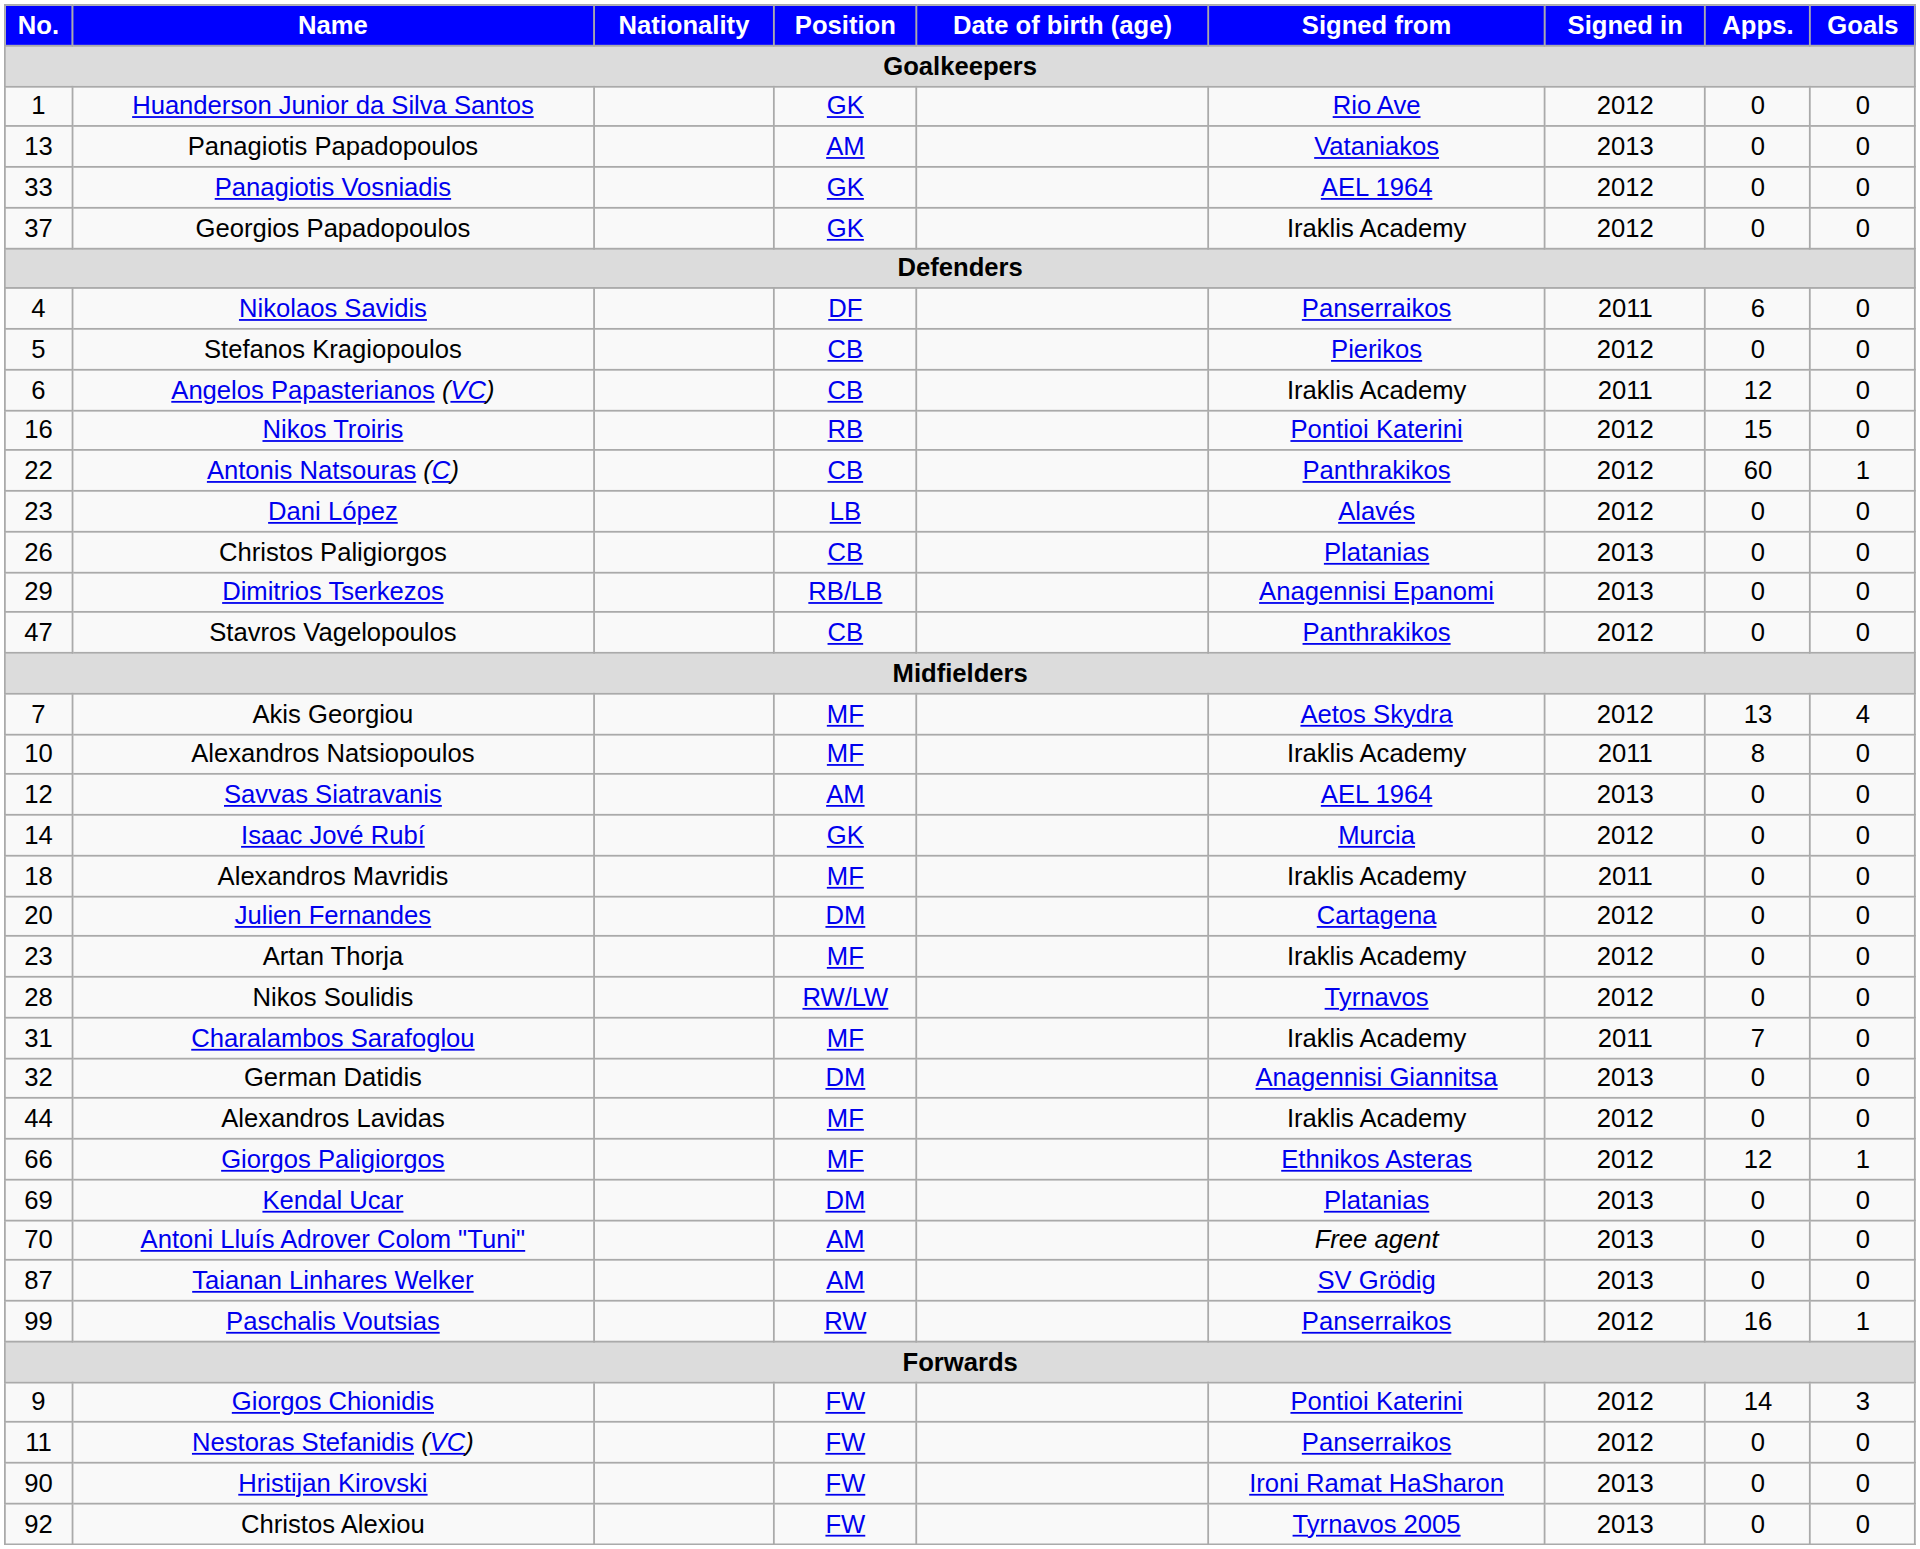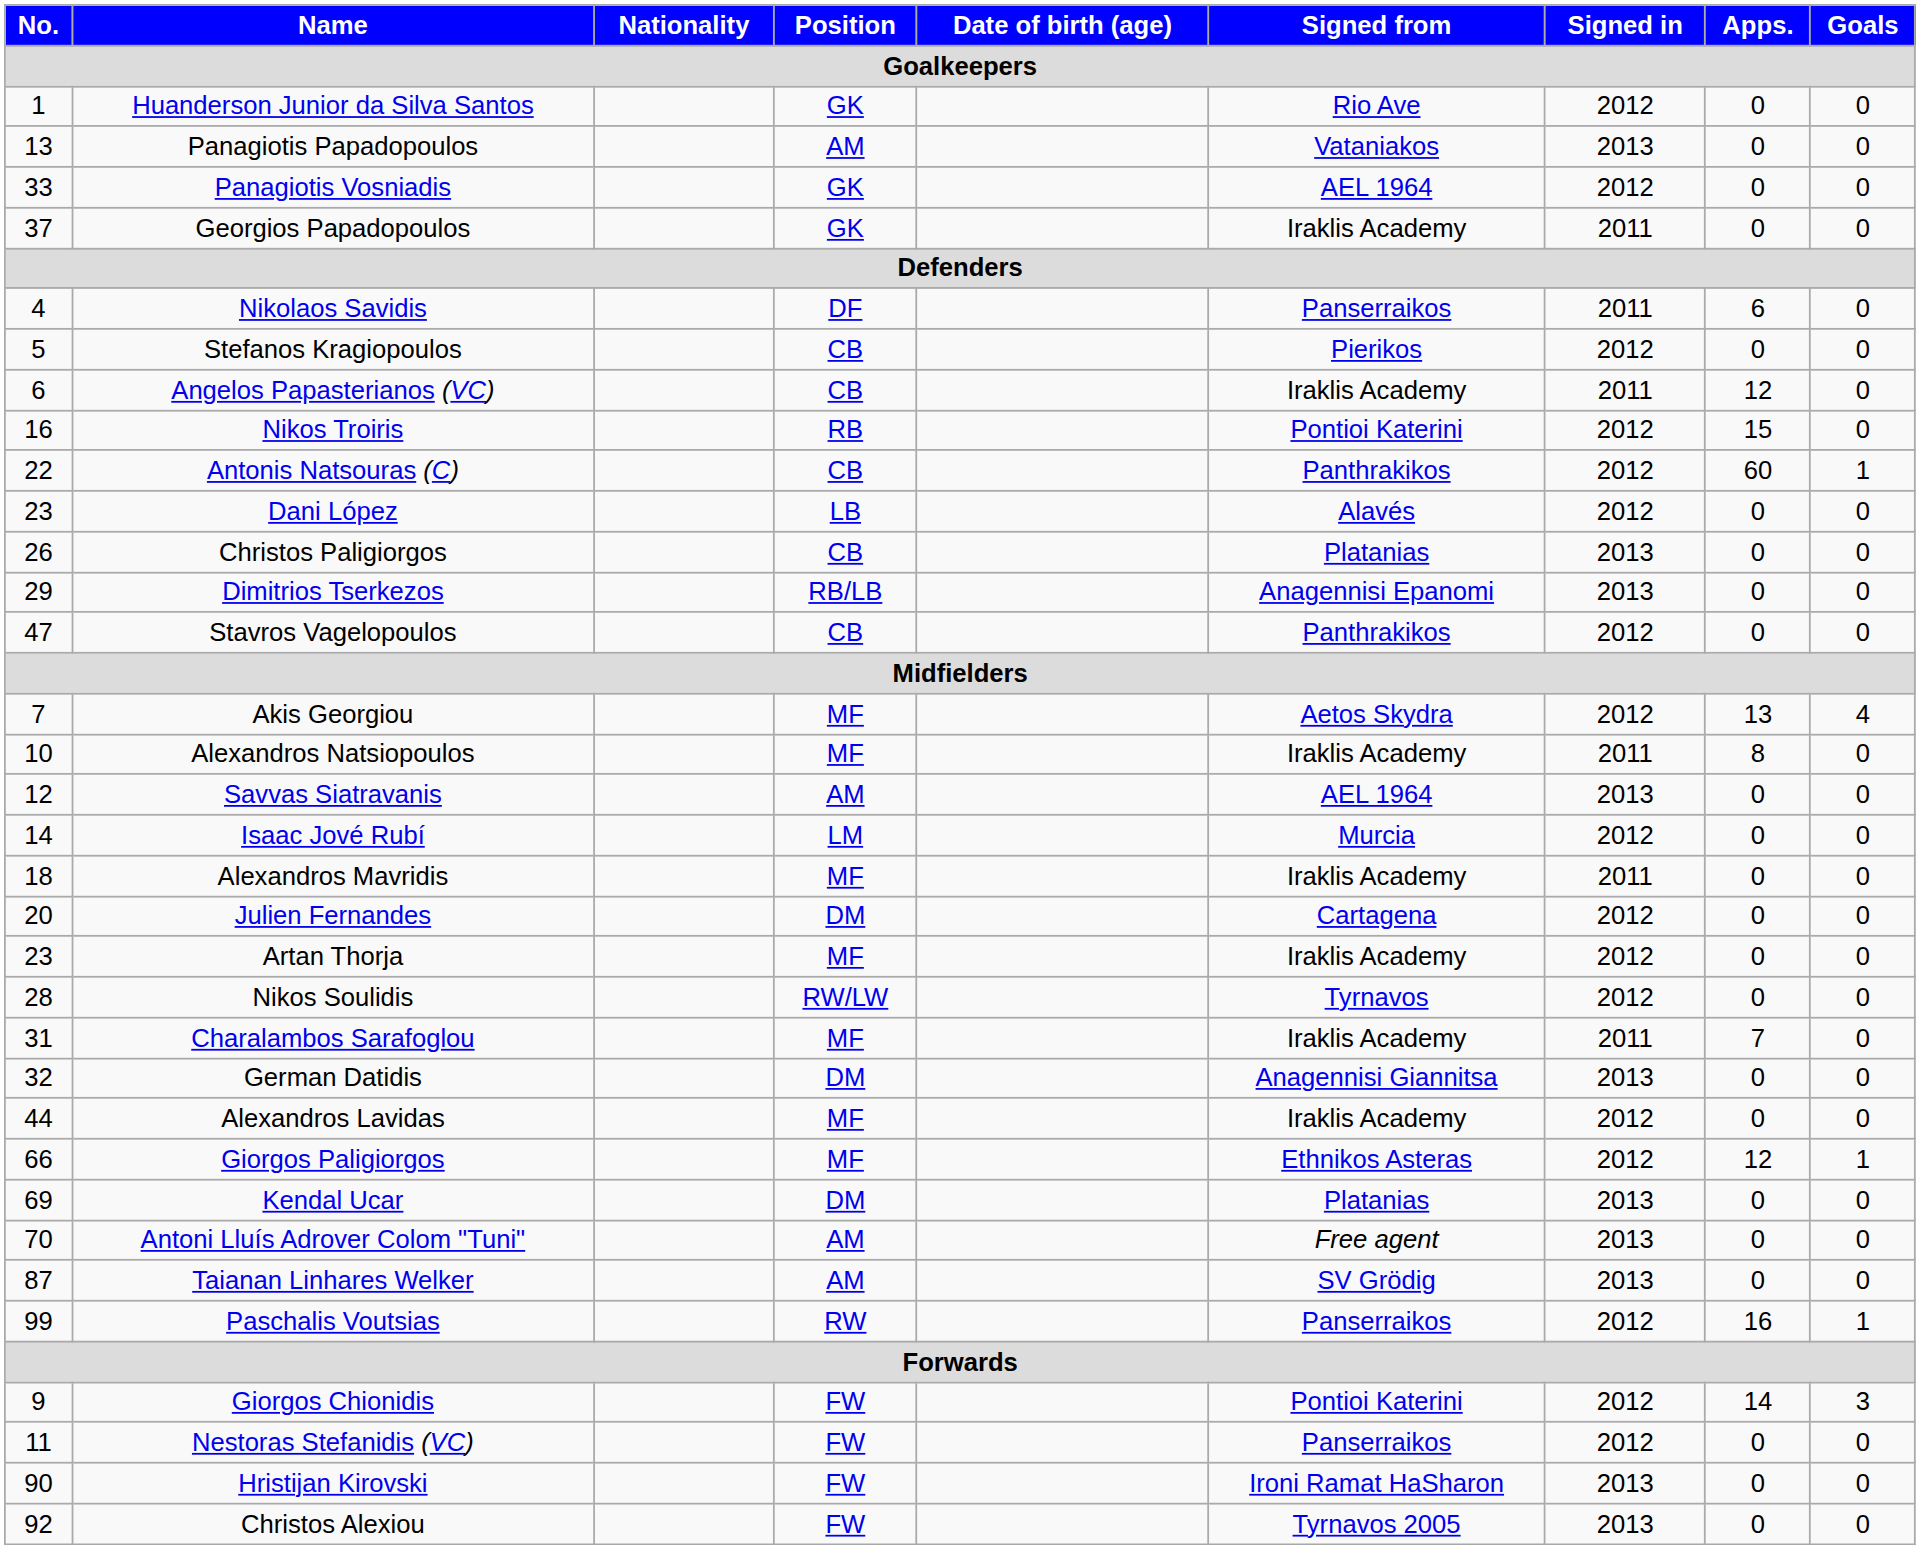(1625, 228) 2012 -> (1625, 228) 2011
(845, 835) GK -> (845, 835) LM
